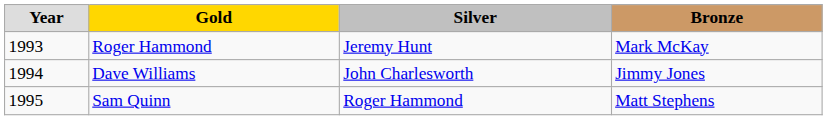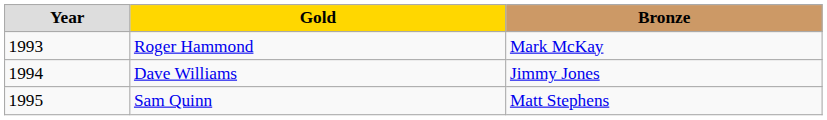- column: (475, 18)
